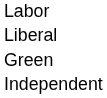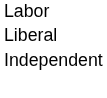- row: (29, 60)
